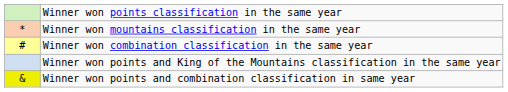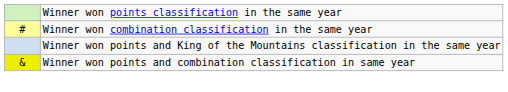- row: (202, 29)
